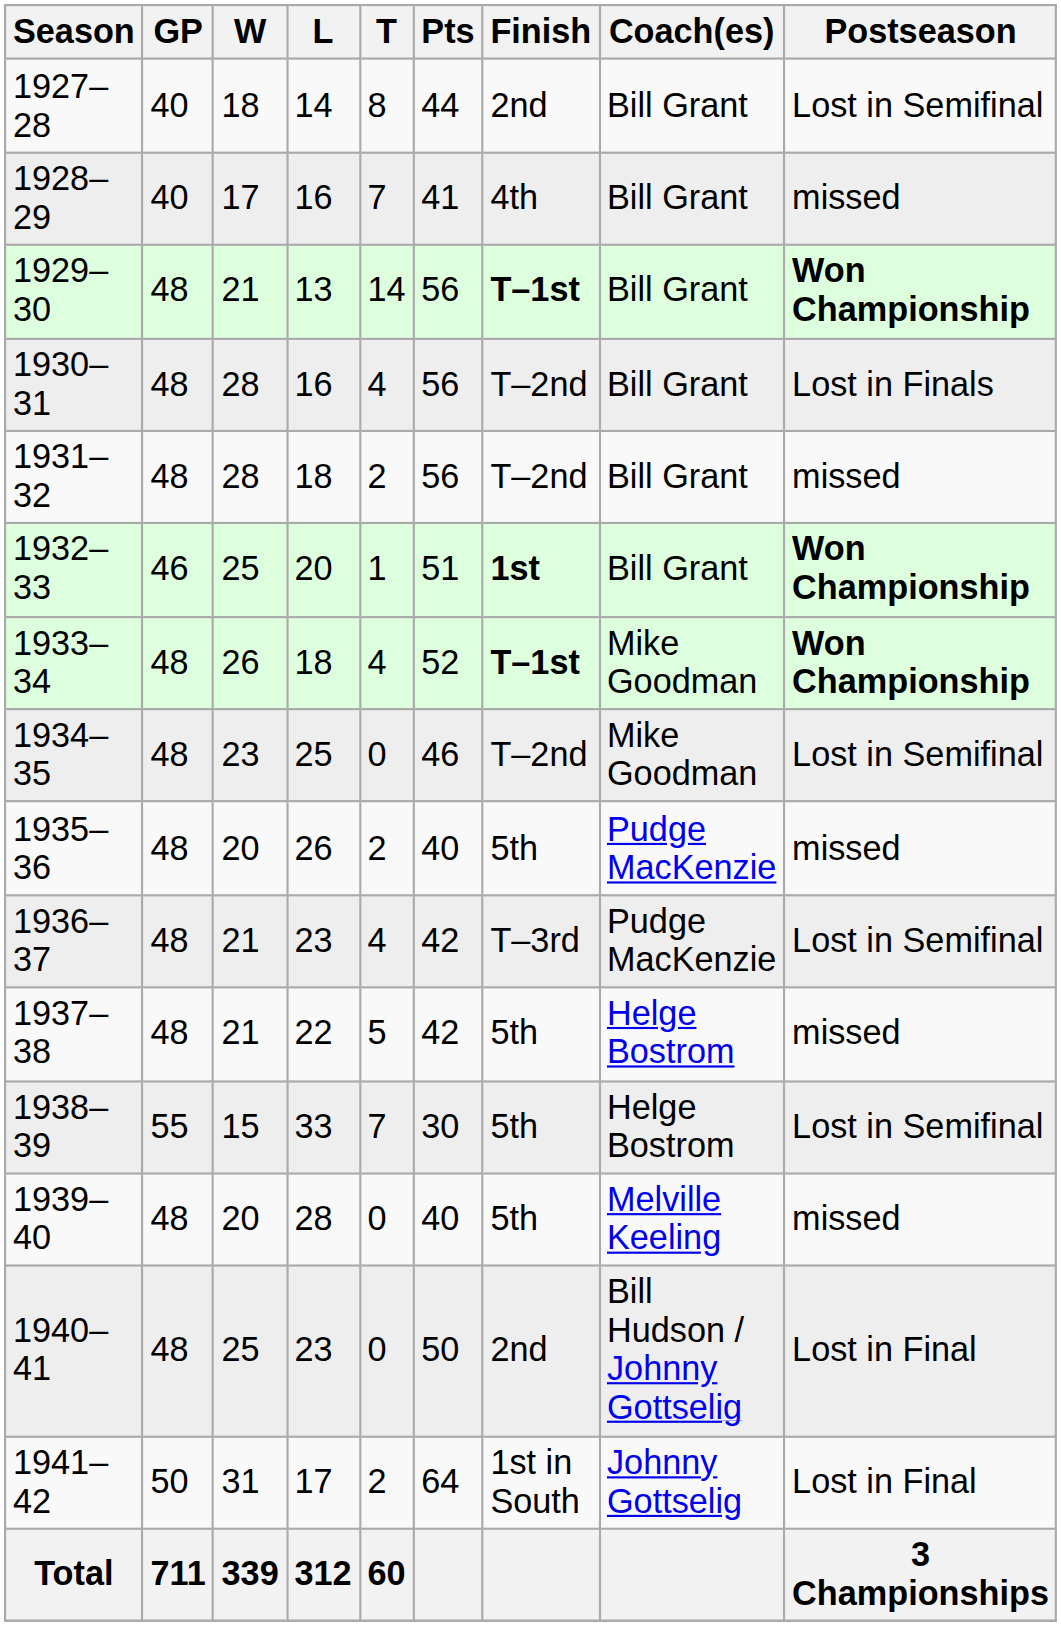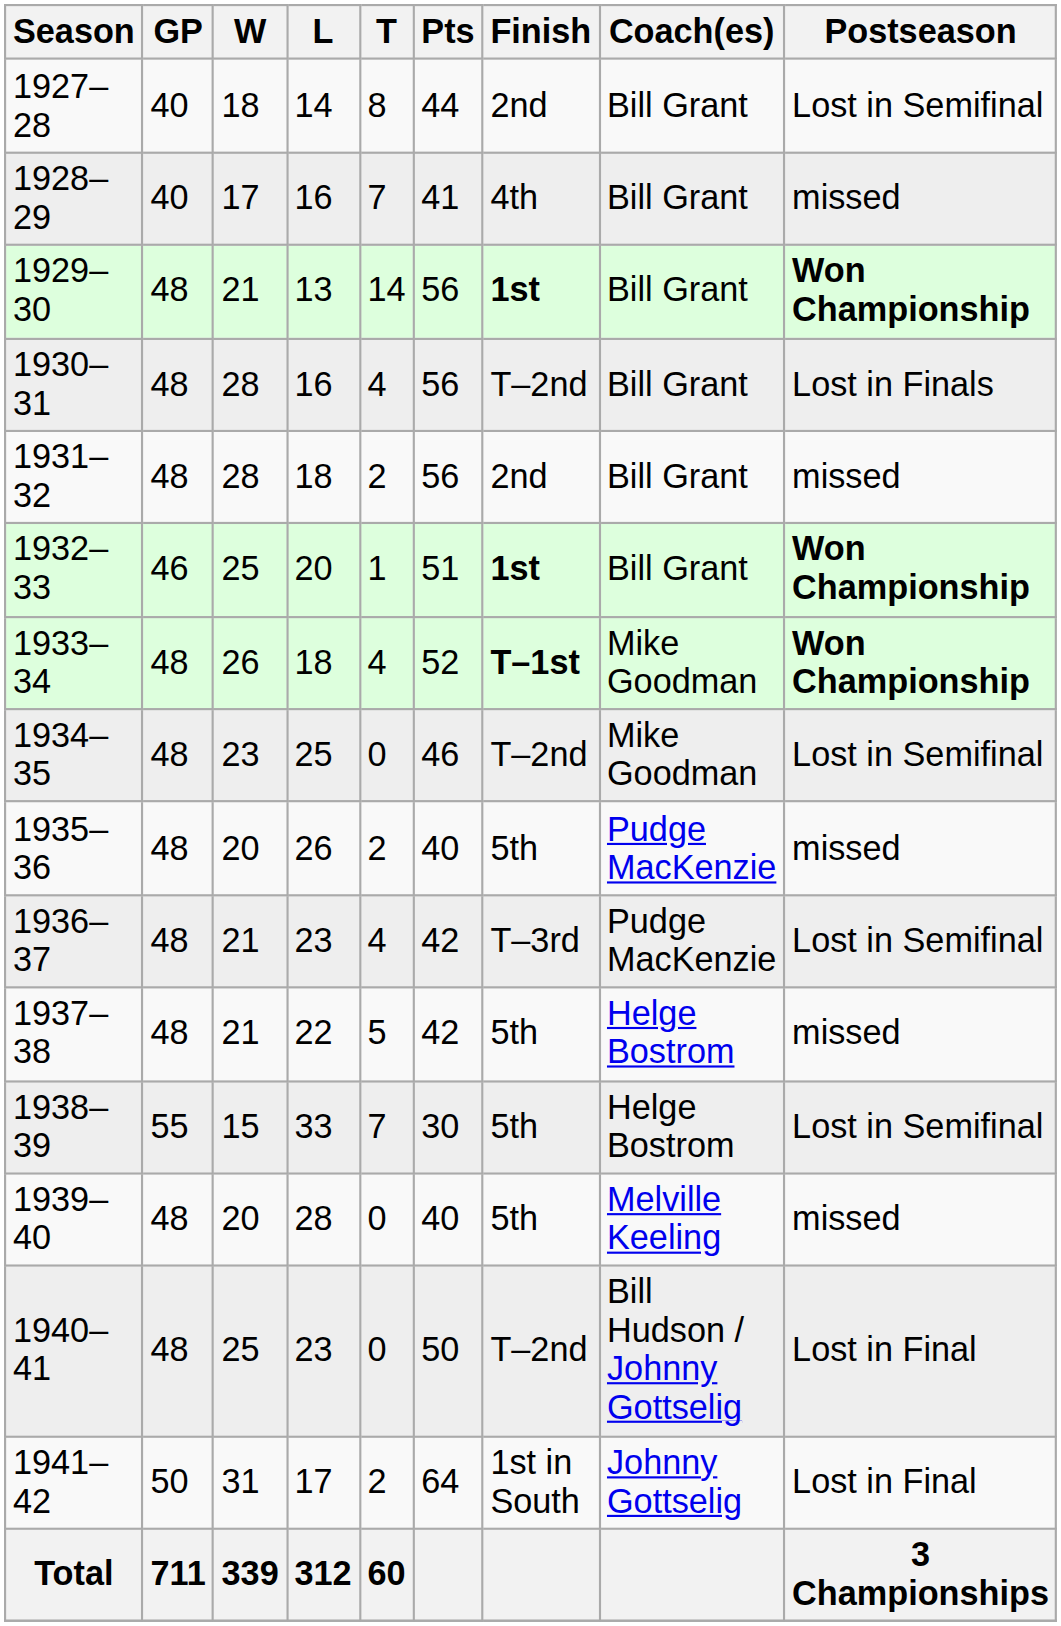(535, 290) T–1st -> (515, 290) 1st
(539, 476) T–2nd -> (519, 476) 2nd
(519, 1350) 2nd -> (539, 1350) T–2nd
